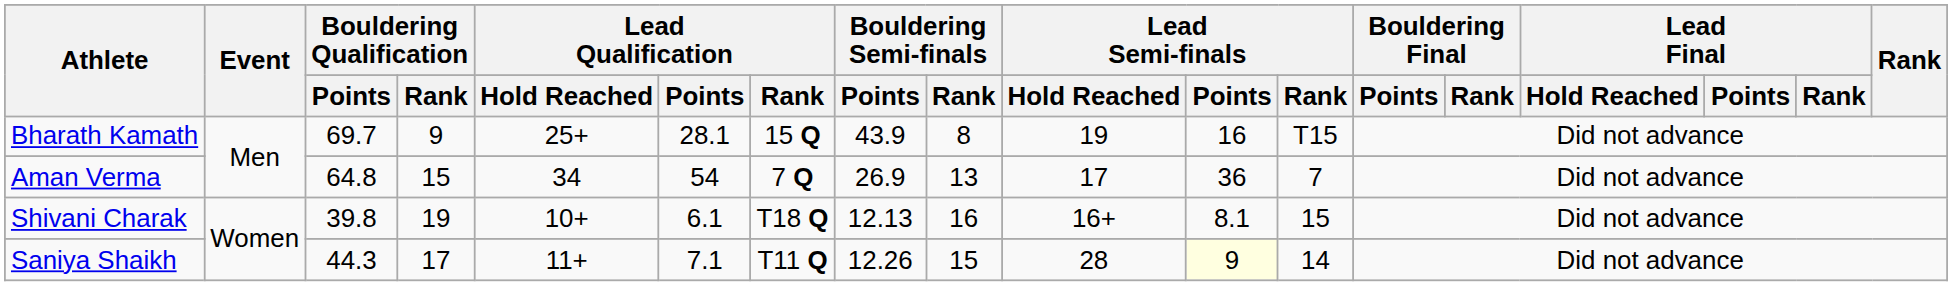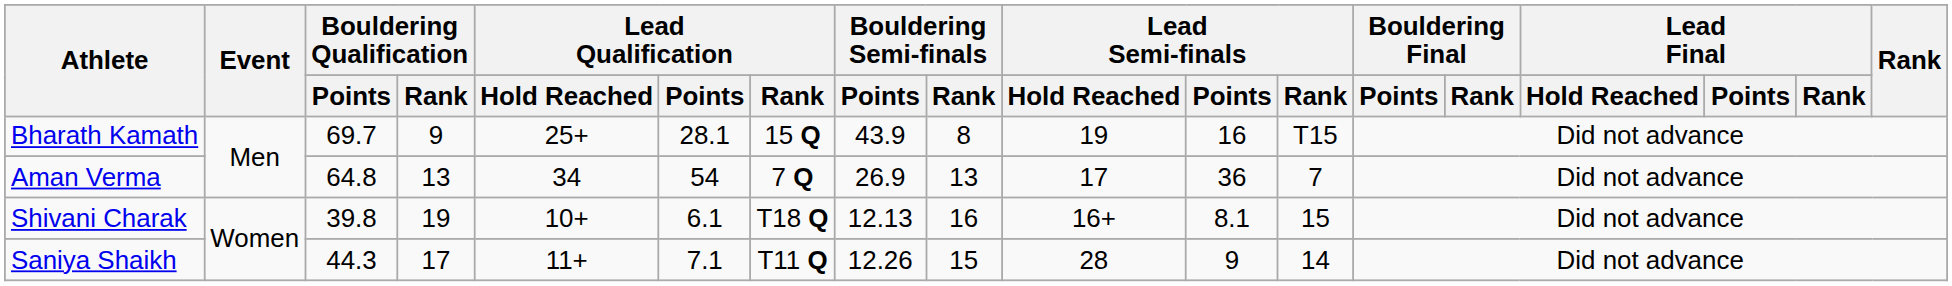(436, 177) 15 -> (436, 177) 13
(1232, 259) lightyellow background -> (1232, 259) no background
